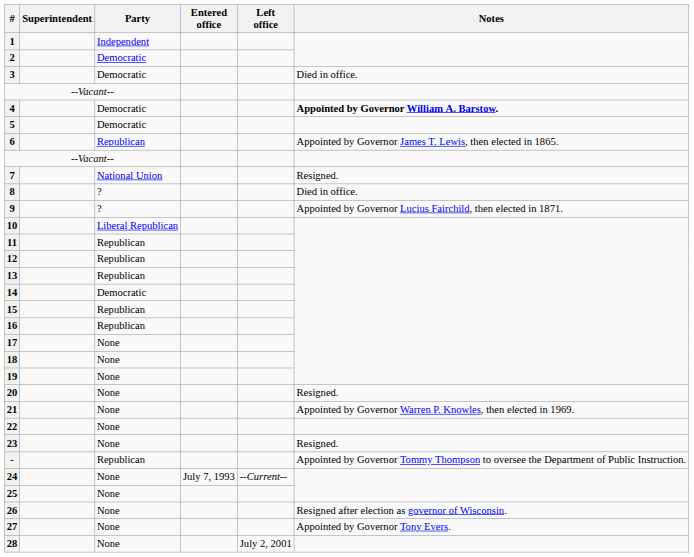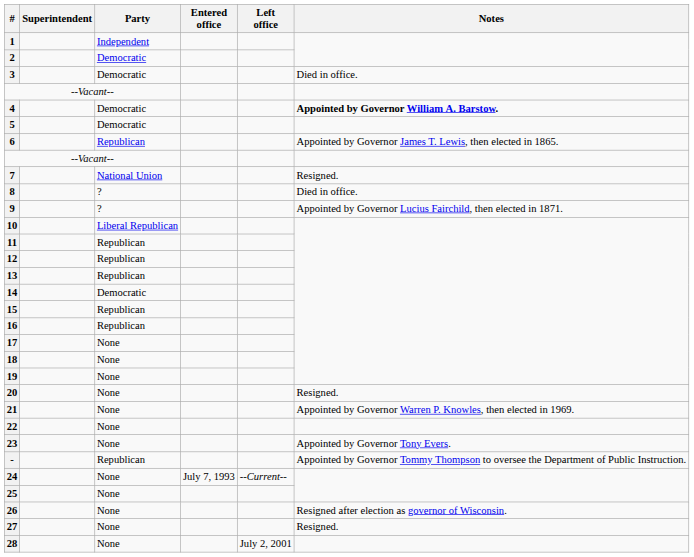(318, 443) Resigned. -> (374, 443) Appointed by Governor Tony Evers.
(374, 527) Appointed by Governor Tony Evers. -> (318, 527) Resigned.
